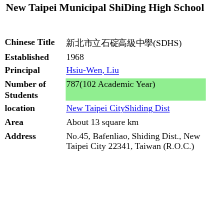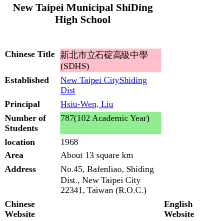(124, 42) no background -> (104, 60) pink background
(75, 57) 1968 -> (104, 85) New Taipei CityShiding Dist
(118, 108) New Taipei CityShiding Dist -> (69, 141) 1968
+ row: (20, 209)
